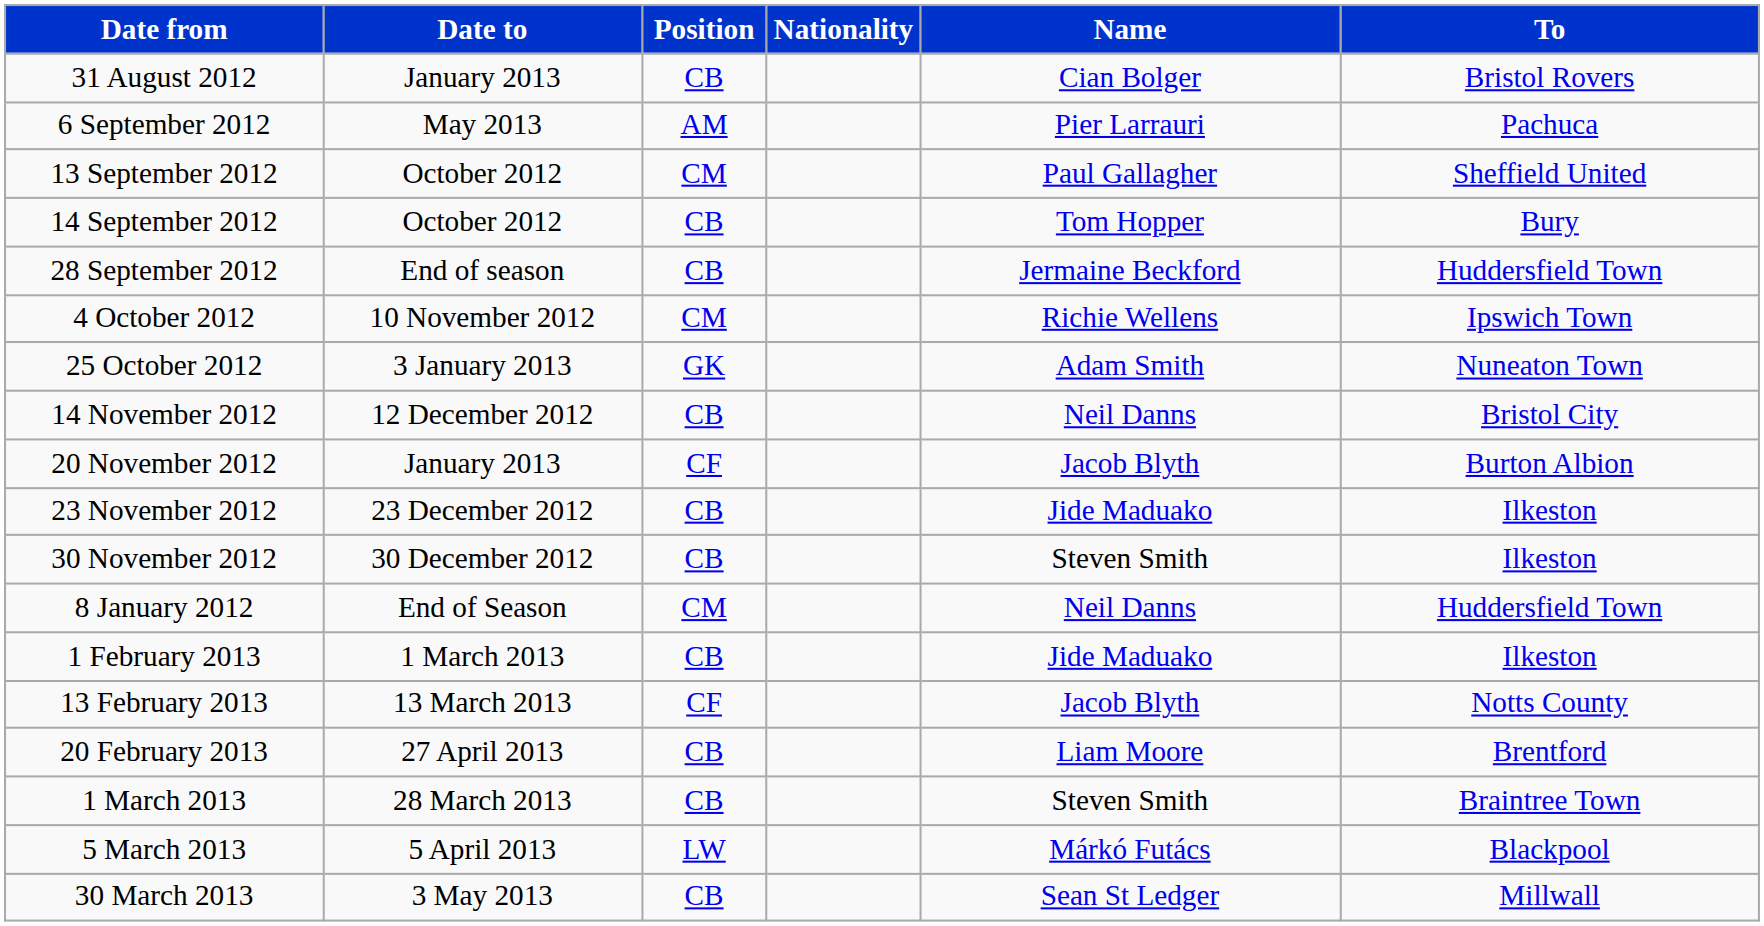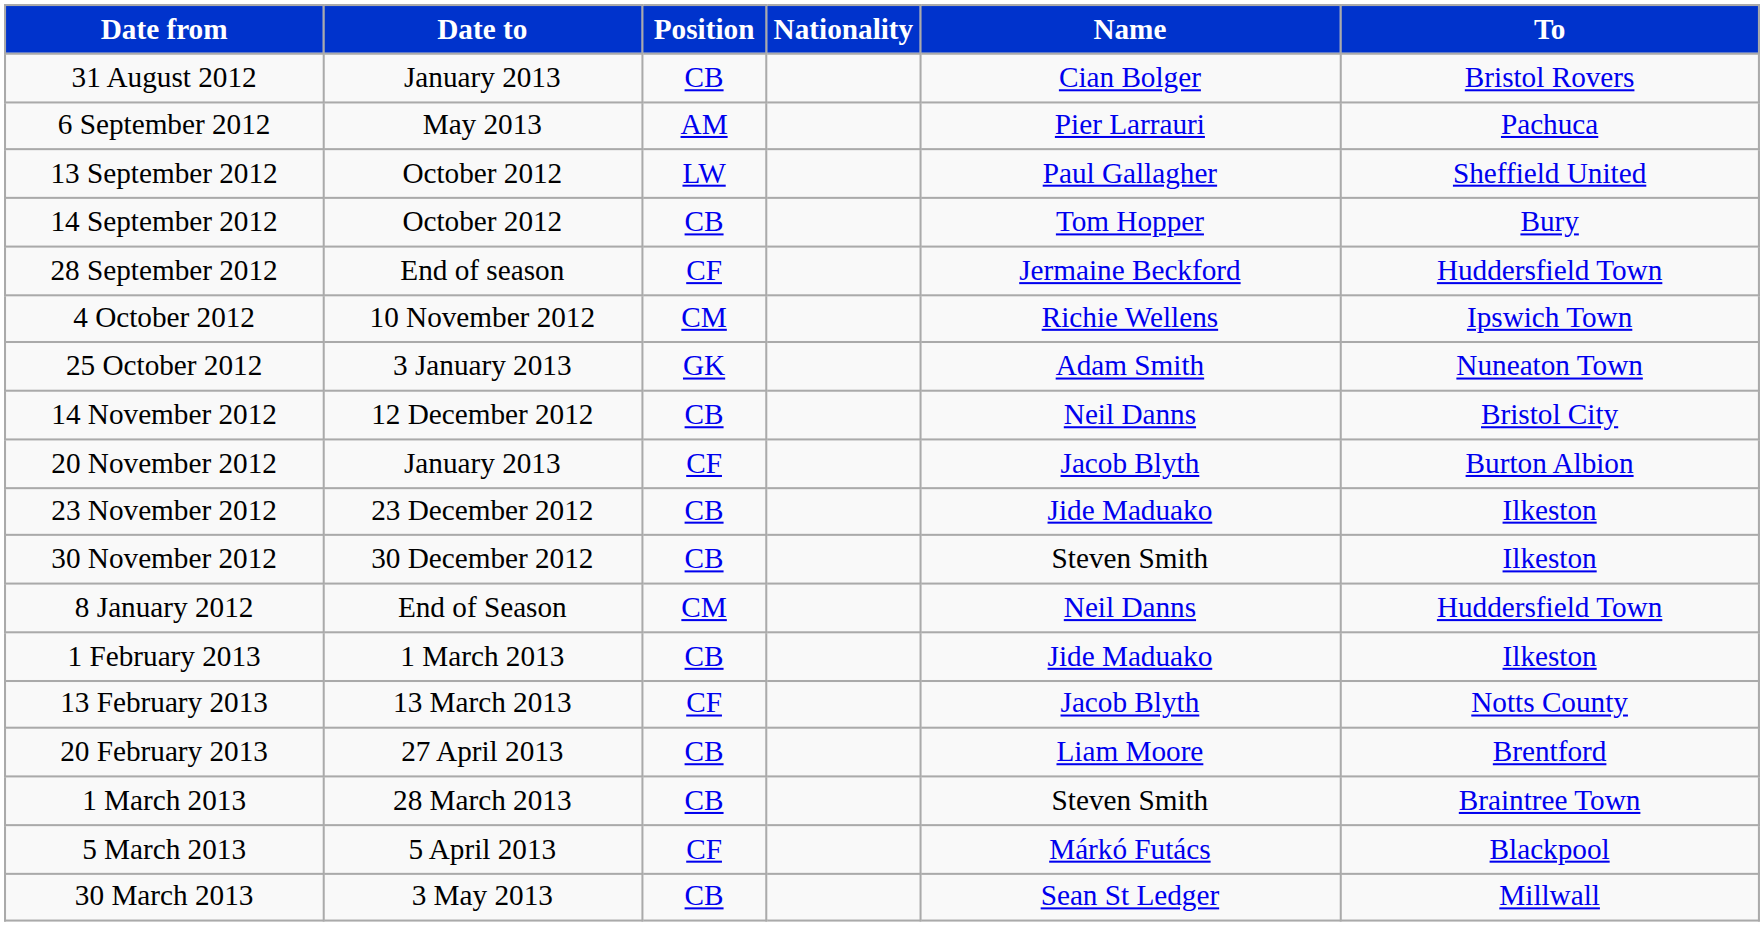(704, 173) CM -> (704, 173) LW
(704, 270) CB -> (704, 270) CF
(704, 848) LW -> (704, 848) CF
